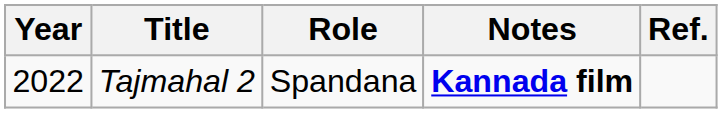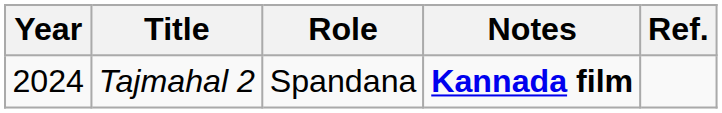(48, 81) 2022 -> (48, 81) 2024
